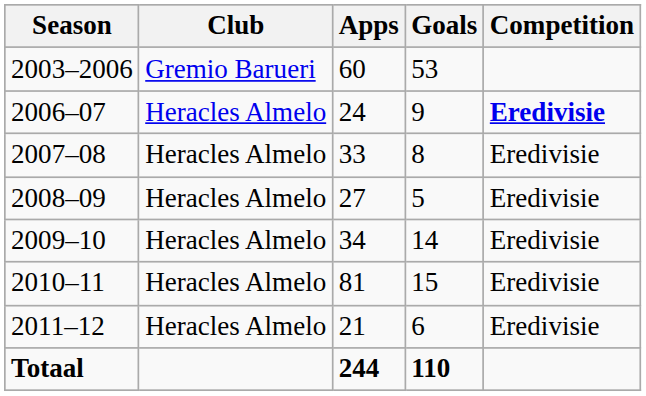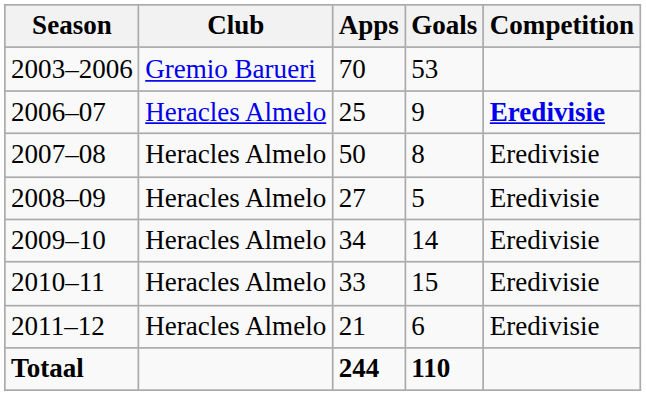(352, 68) 60 -> (352, 68) 70
(352, 111) 24 -> (352, 111) 25
(352, 154) 33 -> (352, 154) 50
(352, 283) 81 -> (352, 283) 33
